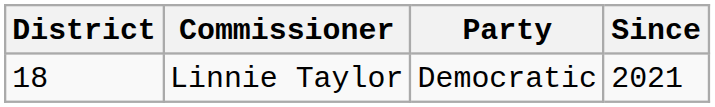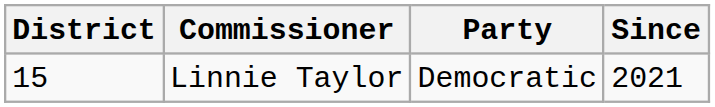(30, 78) 18 -> (30, 78) 15
